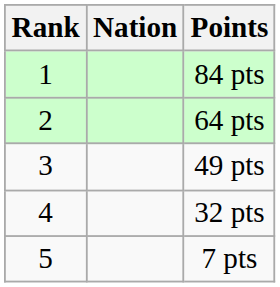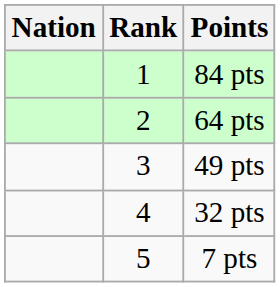columns swapped: (46, 27) <-> (135, 27)
